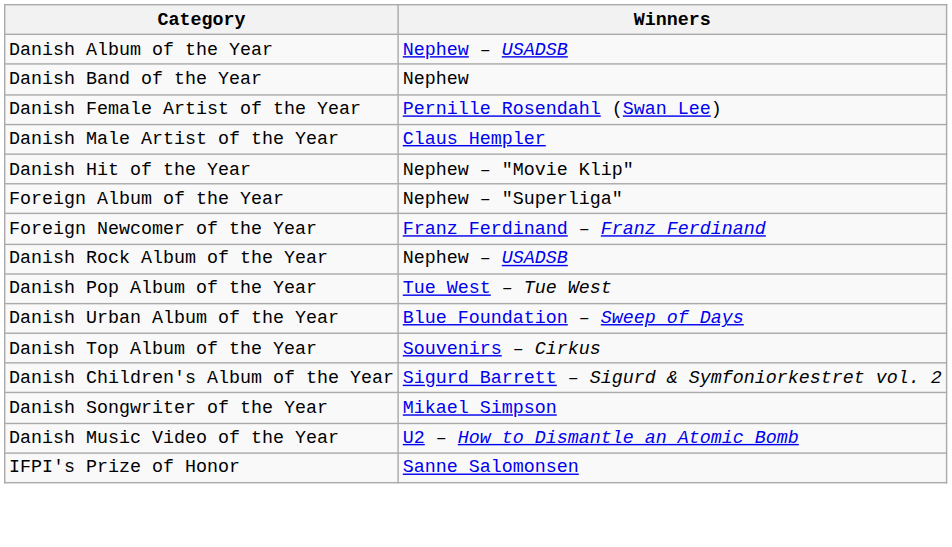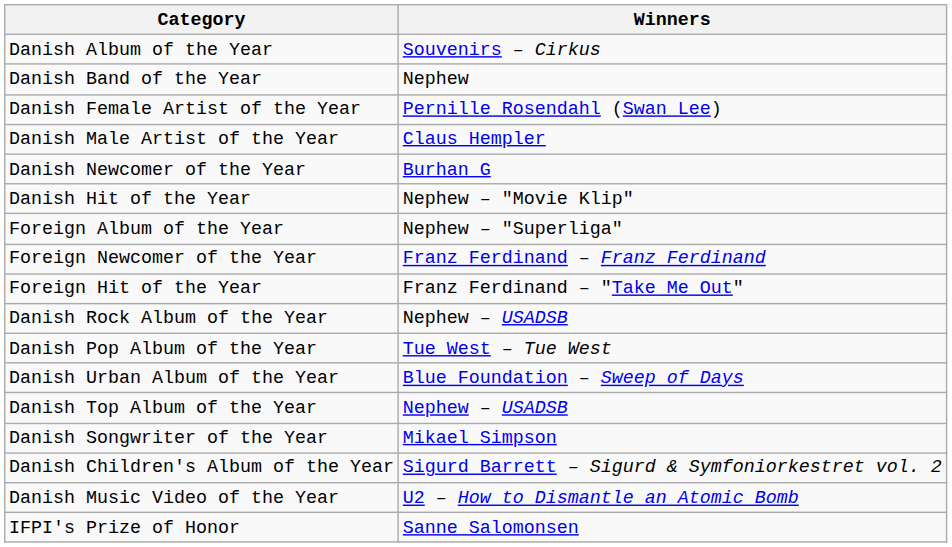(485, 50) Nephew – USADSB -> (502, 50) Souvenirs – Cirkus
+ row: (158, 169)
+ row: (136, 289)
(502, 348) Souvenirs – Cirkus -> (485, 408) Nephew – USADSB
rows swapped: (202, 378) <-> (169, 408)
